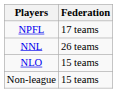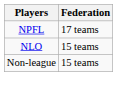- row: (31, 46)
